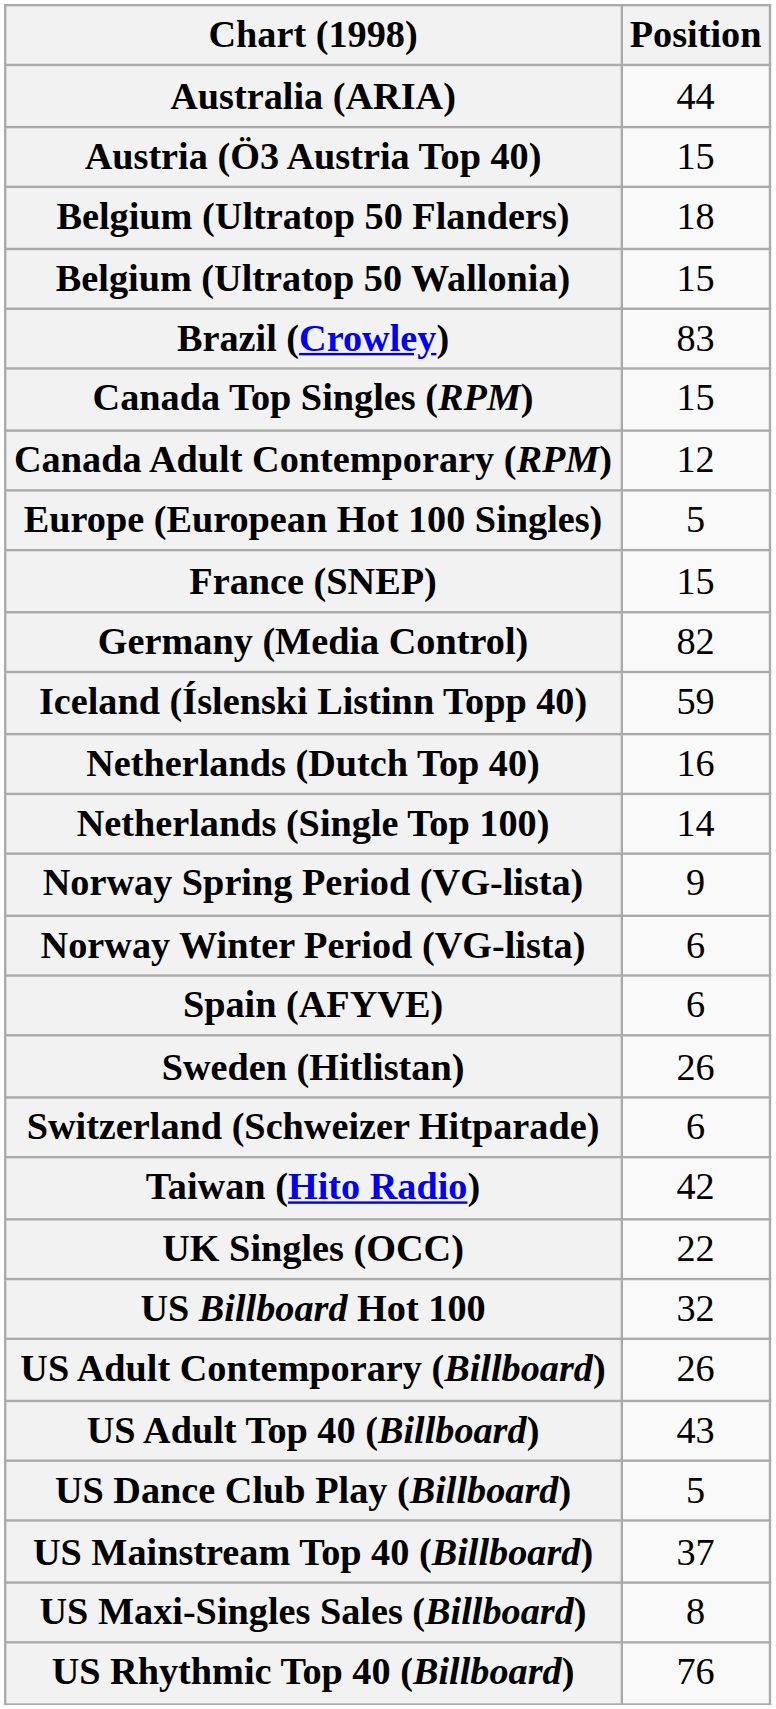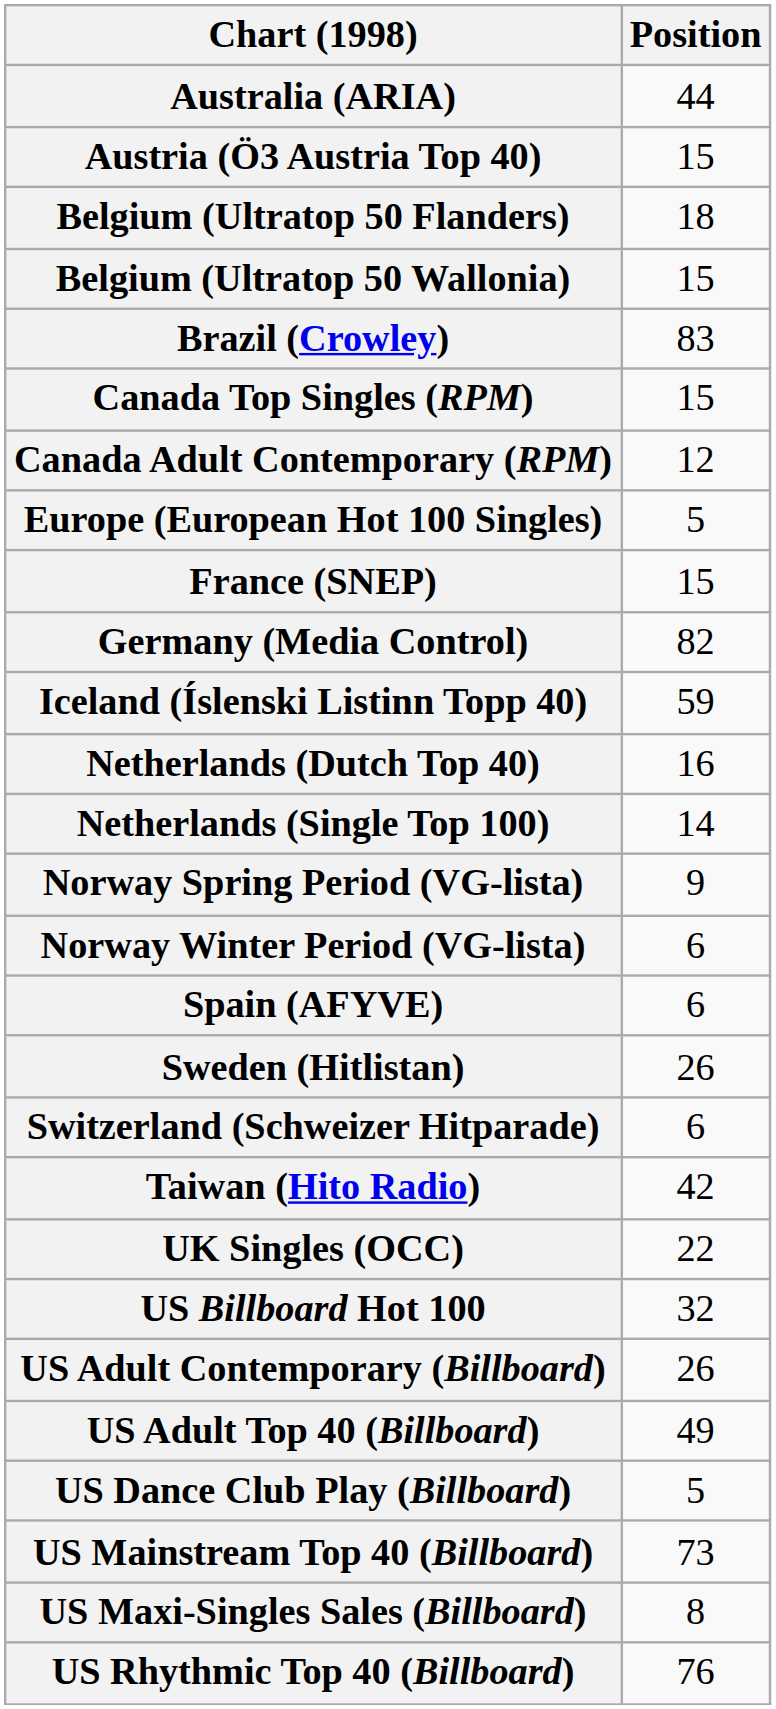(696, 1429) 43 -> (696, 1429) 49
(696, 1550) 37 -> (696, 1550) 73
